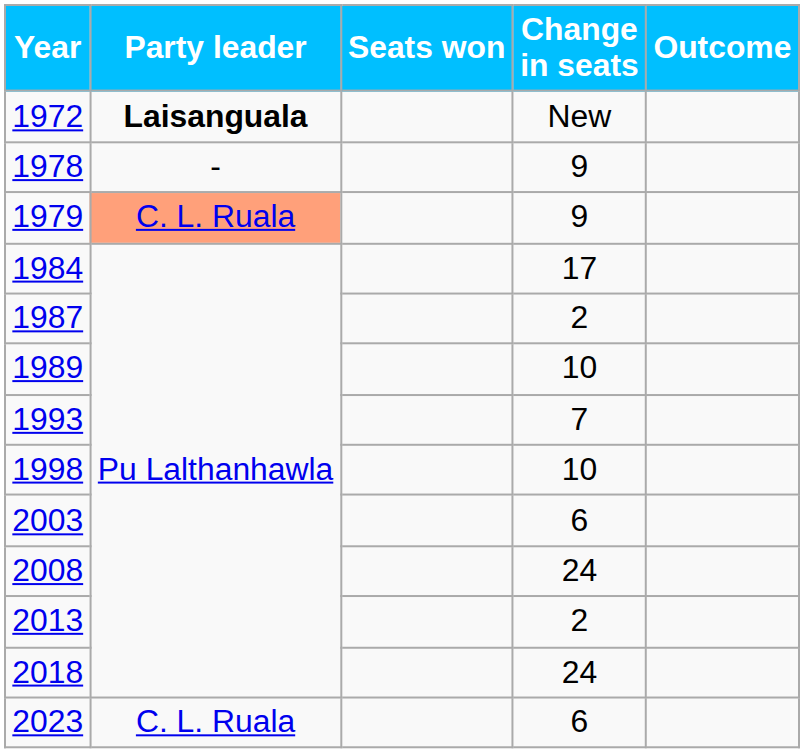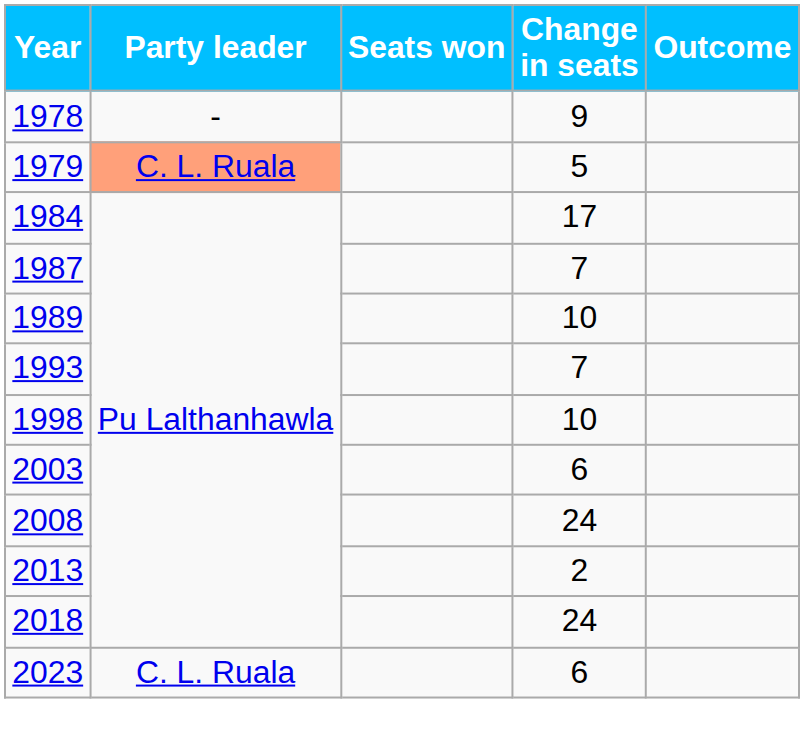- row: (48, 116)
(579, 217) 9 -> (579, 166) 5
(579, 318) 2 -> (579, 267) 7
